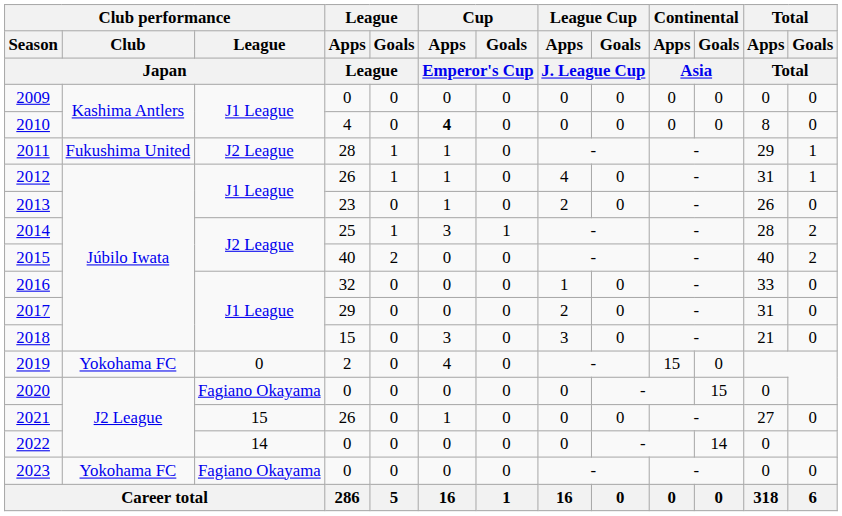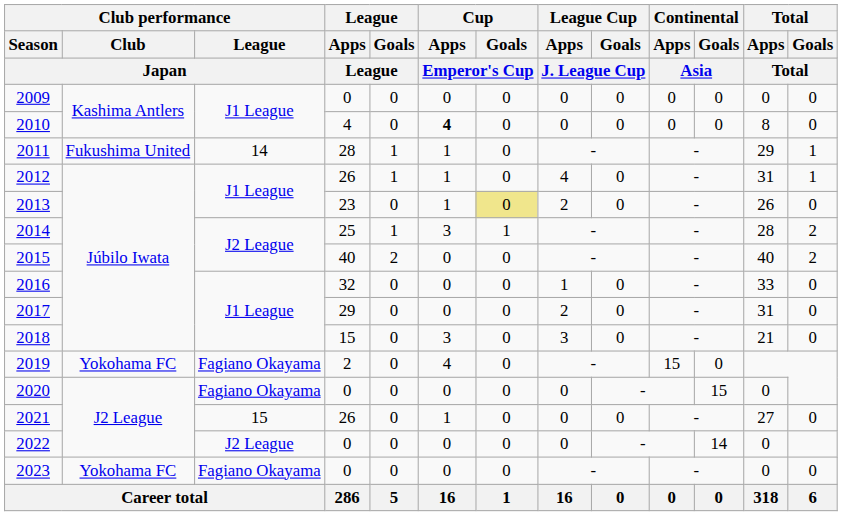(259, 151) J2 League -> (259, 151) 14
(507, 204) no background -> (507, 204) khaki background
(259, 364) 0 -> (259, 364) Fagiano Okayama
(259, 444) 14 -> (259, 444) J2 League
